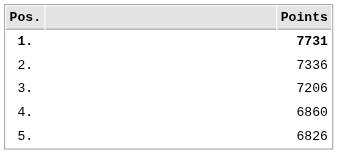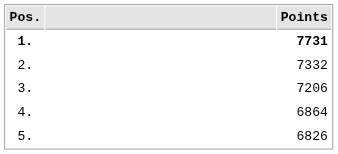(312, 66) 7336 -> (312, 66) 7332
(312, 113) 6860 -> (312, 113) 6864
